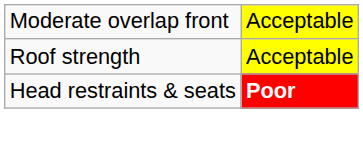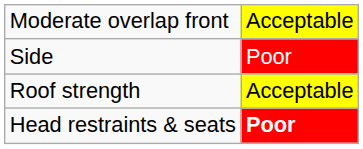+ row: (31, 56)
